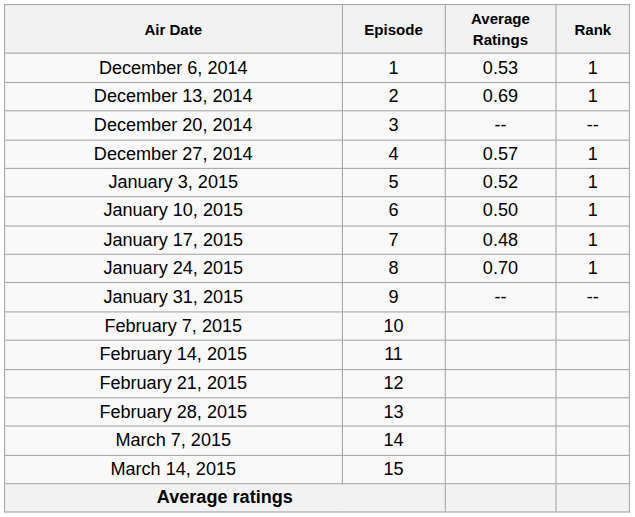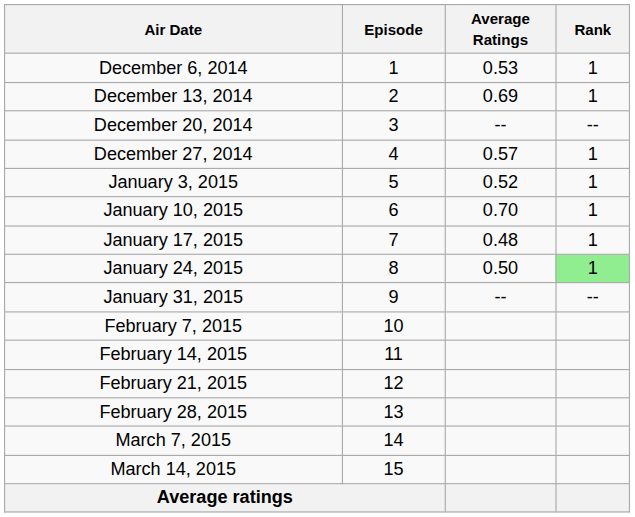(500, 211) 0.50 -> (500, 211) 0.70
(500, 268) 0.70 -> (500, 268) 0.50
(593, 268) no background -> (593, 268) lightgreen background
